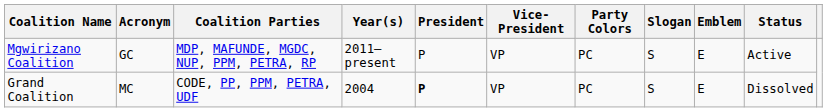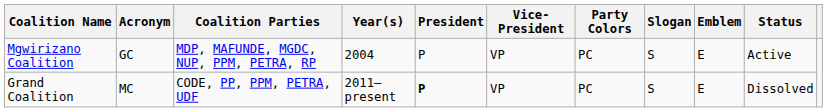(370, 55) 2011–present -> (359, 55) 2004
(359, 90) 2004 -> (370, 90) 2011–present
